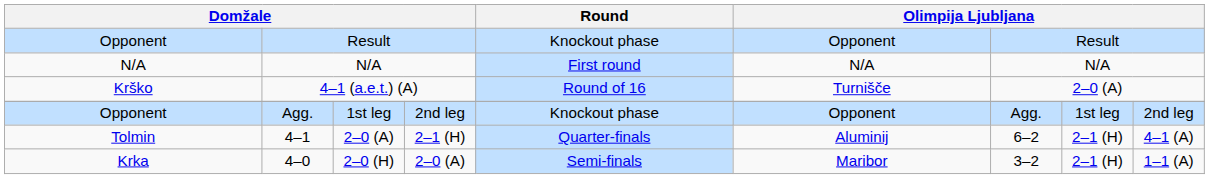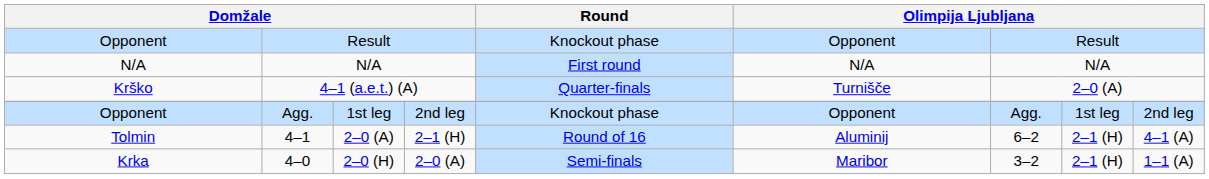(604, 88) Round of 16 -> (604, 88) Quarter-finals
(604, 137) Quarter-finals -> (604, 137) Round of 16
